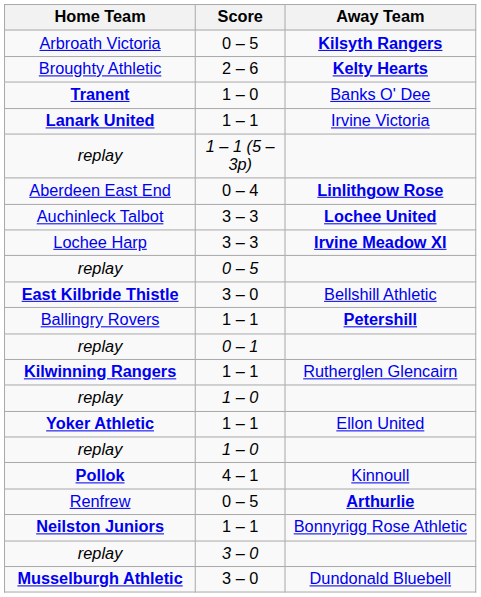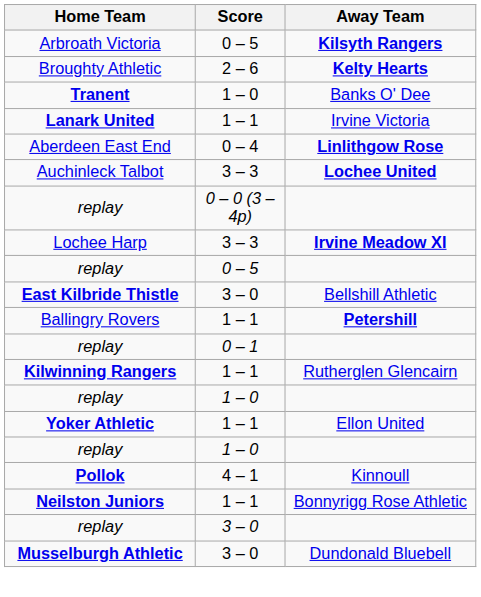- row: (100, 156)
+ row: (100, 207)
- row: (100, 501)
